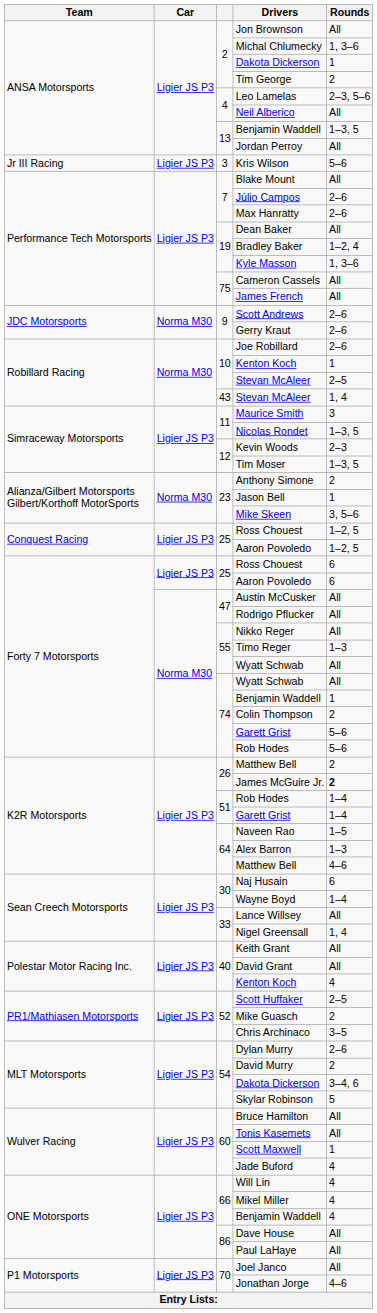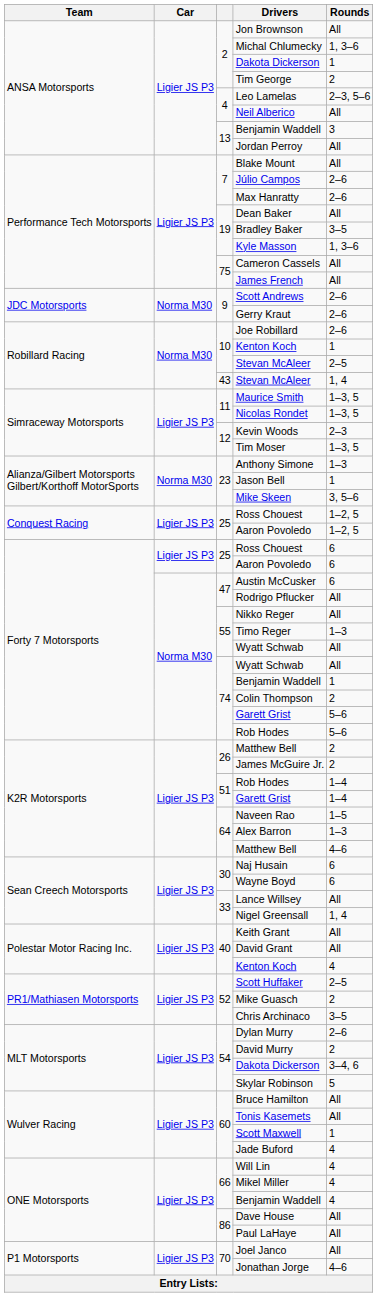(344, 129) 1–3, 5 -> (332, 129) 3
- row: (225, 163)
(344, 246) 1–2, 4 -> (338, 230) 3–5
(332, 414) 3 -> (344, 397) 1–3, 5
(332, 481) 2 -> (338, 464) 1–3
(335, 598) All -> (332, 581) 6
(332, 782) bold -> (332, 765) normal
(338, 899) 1–4 -> (332, 882) 6
